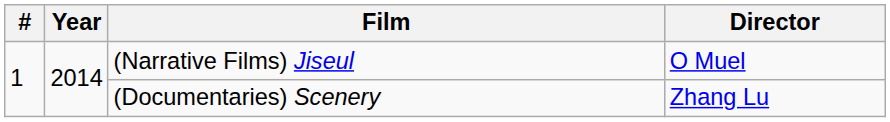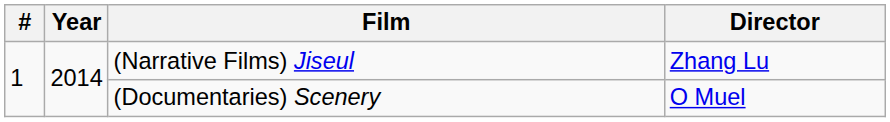(708, 60) O Muel -> (719, 60) Zhang Lu
(719, 97) Zhang Lu -> (708, 97) O Muel
